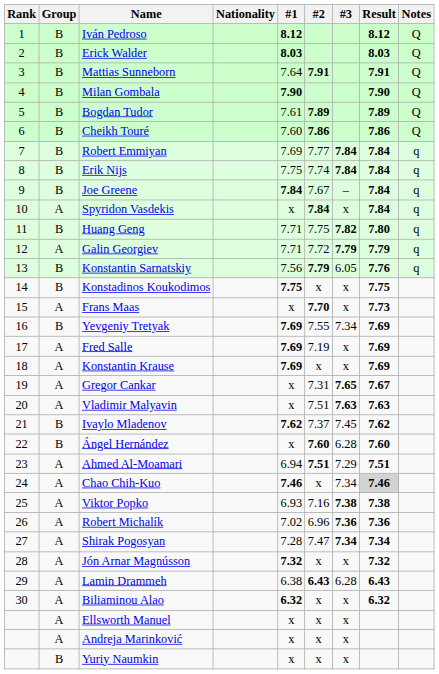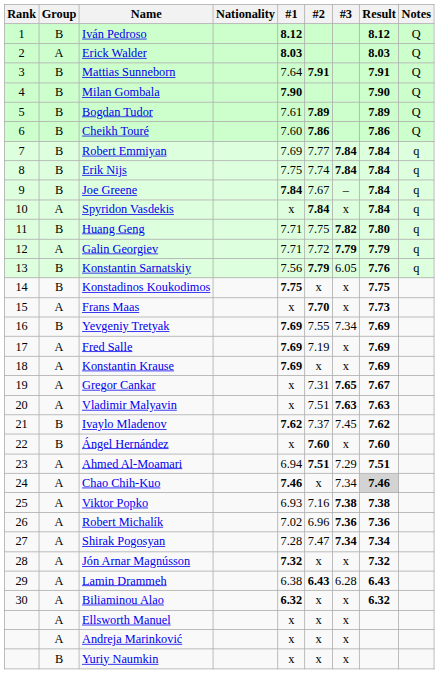(59, 53) B -> (59, 53) A
(346, 444) 6.28 -> (346, 444) x
